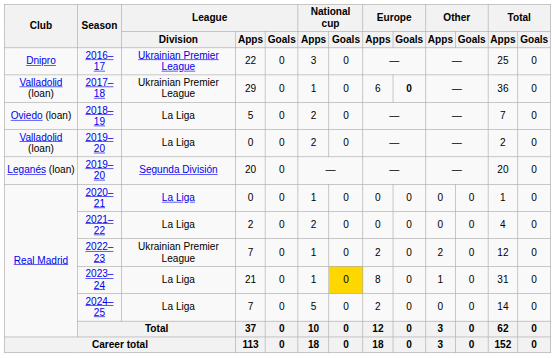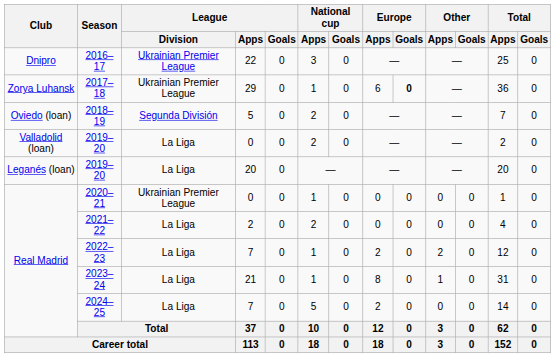(41, 88) Valladolid (loan) -> (41, 88) Zorya Luhansk
(178, 116) La Liga -> (178, 116) Segunda División
(178, 170) Segunda División -> (178, 170) La Liga
(178, 198) La Liga -> (178, 198) Ukrainian Premier League
(178, 252) Ukrainian Premier League -> (178, 252) La Liga
(346, 280) gold background -> (346, 280) no background
